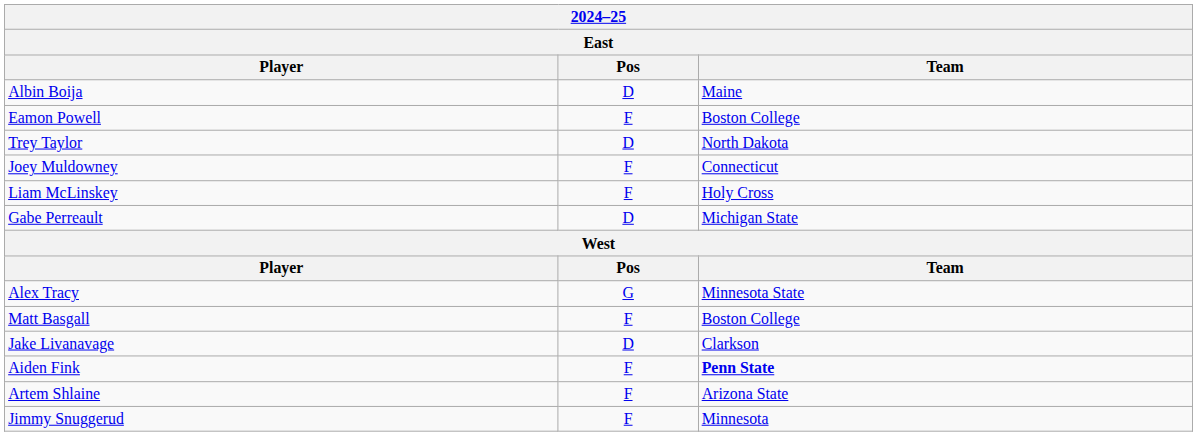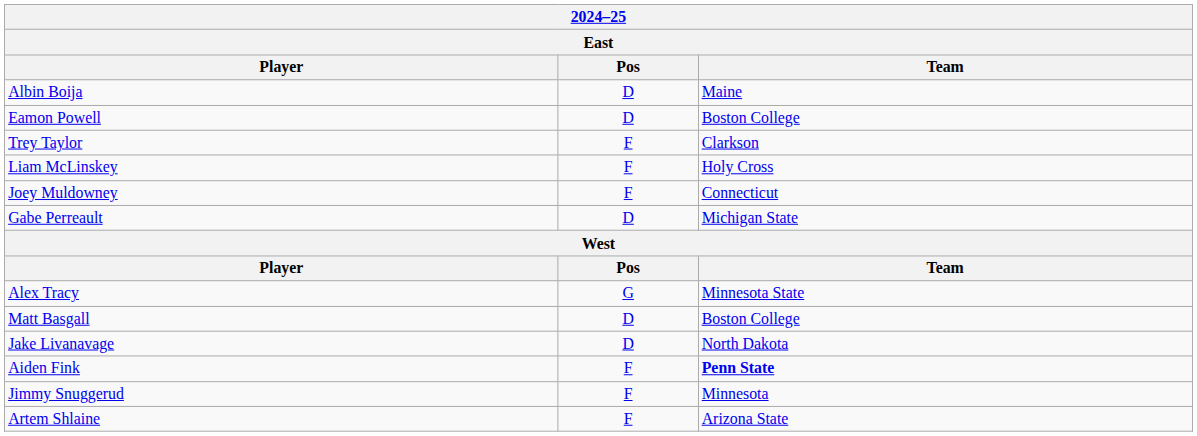(628, 117) F -> (628, 117) D
(628, 142) D -> (628, 142) F
(745, 142) North Dakota -> (730, 142) Clarkson
rows swapped: (63, 192) <-> (63, 167)
(628, 318) F -> (628, 318) D
(730, 343) Clarkson -> (745, 343) North Dakota
rows swapped: (54, 393) <-> (66, 419)
